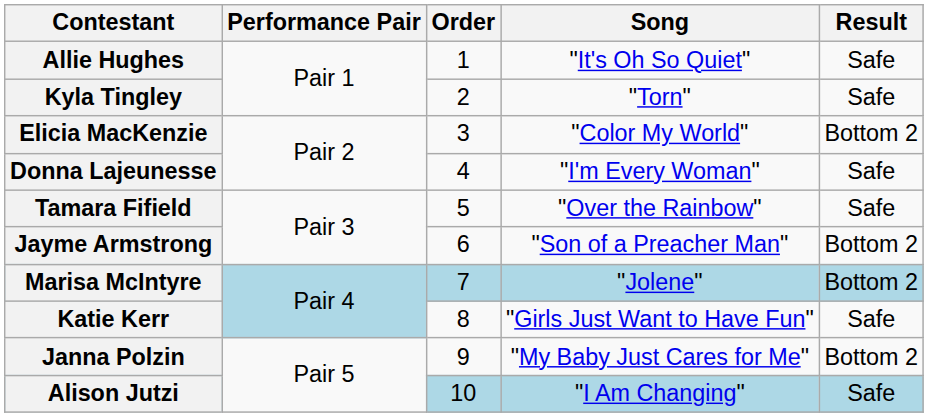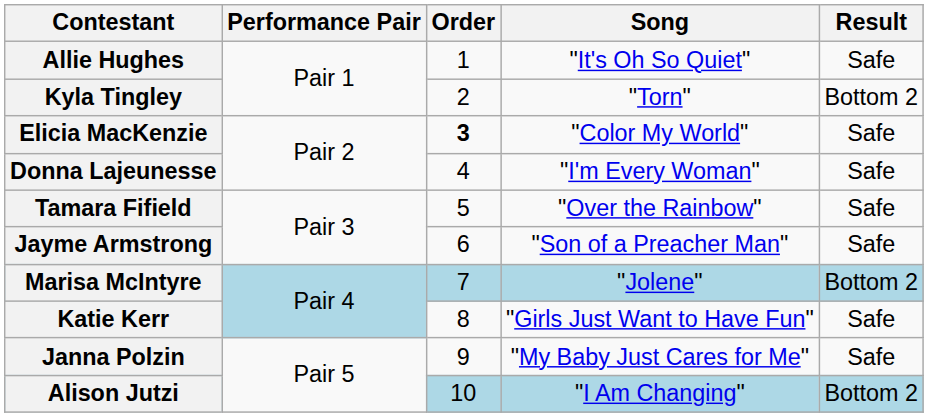(871, 97) Safe -> (871, 97) Bottom 2
(463, 134) normal -> (463, 134) bold
(871, 134) Bottom 2 -> (871, 134) Safe
(871, 245) Bottom 2 -> (871, 245) Safe
(871, 356) Bottom 2 -> (871, 356) Safe
(871, 393) Safe -> (871, 393) Bottom 2
